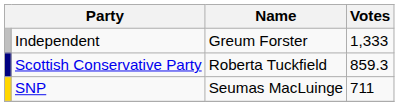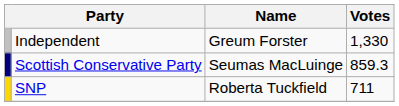(369, 40) 1,333 -> (369, 40) 1,330
(268, 64) Roberta Tuckfield -> (276, 64) Seumas MacLuinge
(276, 88) Seumas MacLuinge -> (268, 88) Roberta Tuckfield
